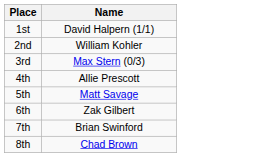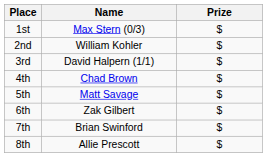+ column: (219, 12)
(109, 29) David Halpern (1/1) -> (109, 29) Max Stern (0/3)
(109, 62) Max Stern (0/3) -> (109, 62) David Halpern (1/1)
(109, 78) Allie Prescott -> (109, 78) Chad Brown
(109, 144) Chad Brown -> (109, 144) Allie Prescott
